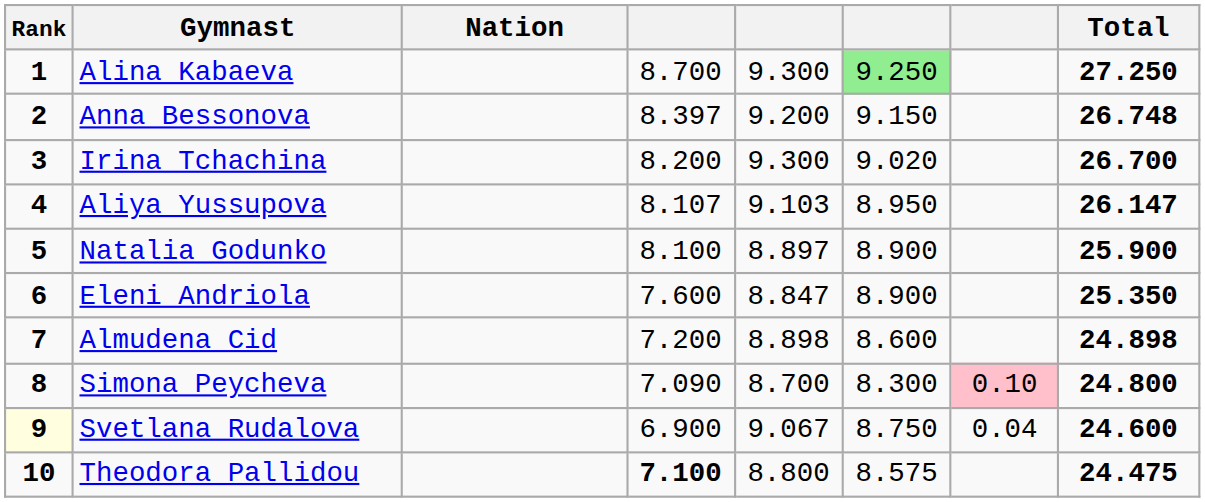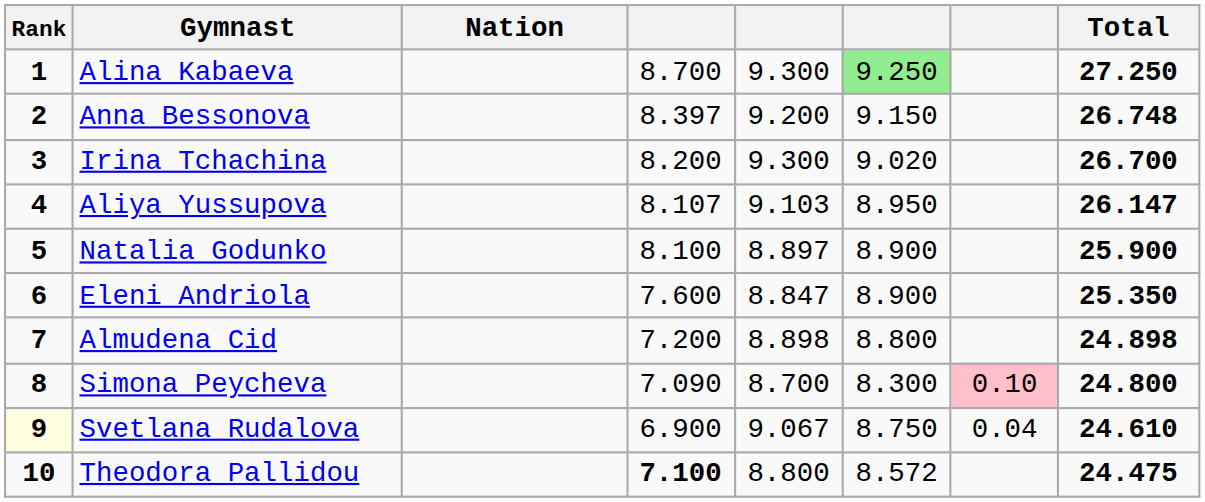(897, 340) 8.600 -> (897, 340) 8.800
(1128, 430) 24.600 -> (1128, 430) 24.610
(897, 474) 8.575 -> (897, 474) 8.572
